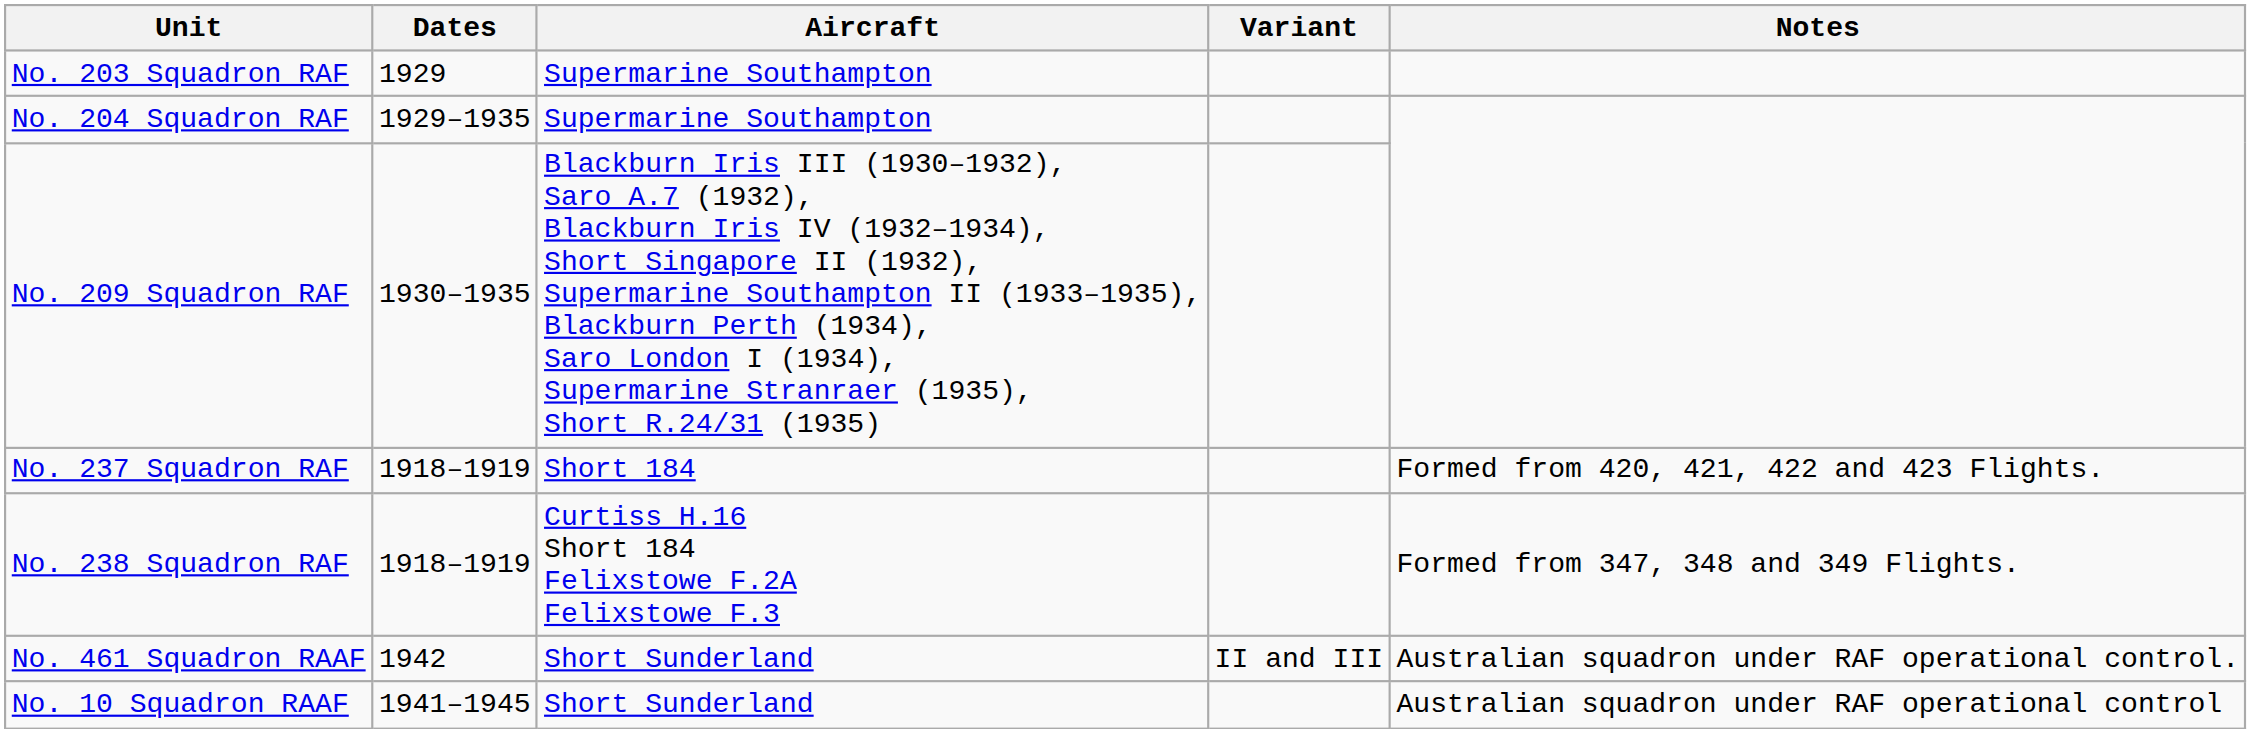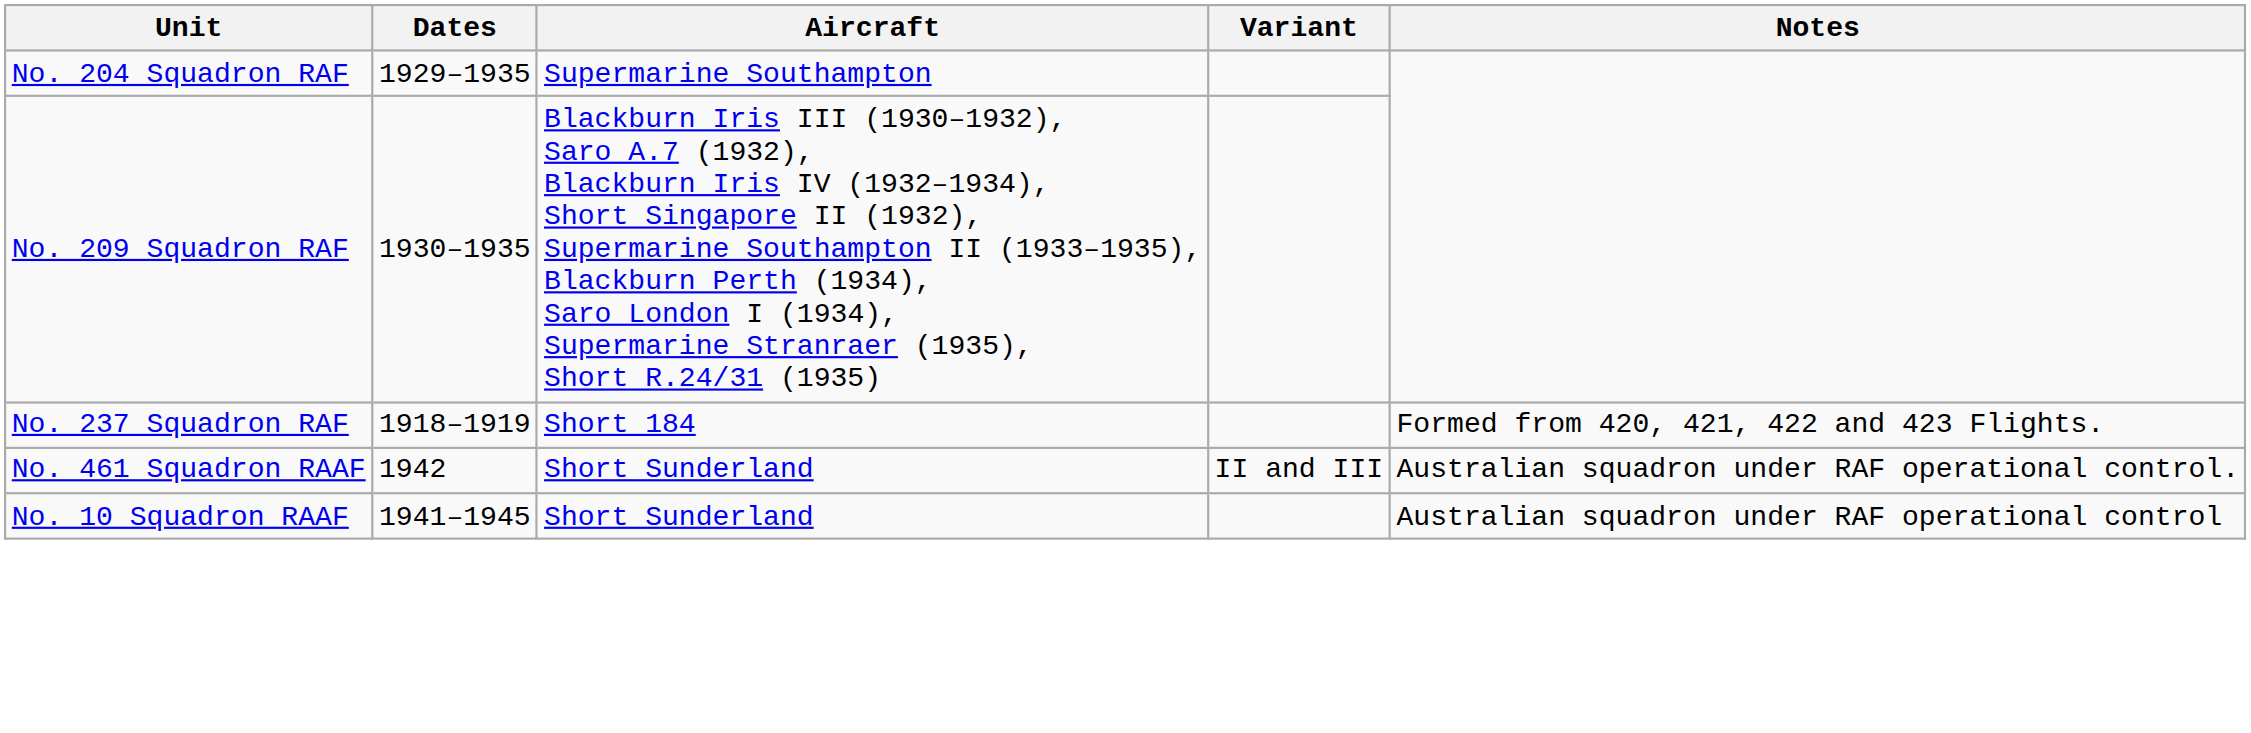- row: (180, 74)
- row: (180, 565)
